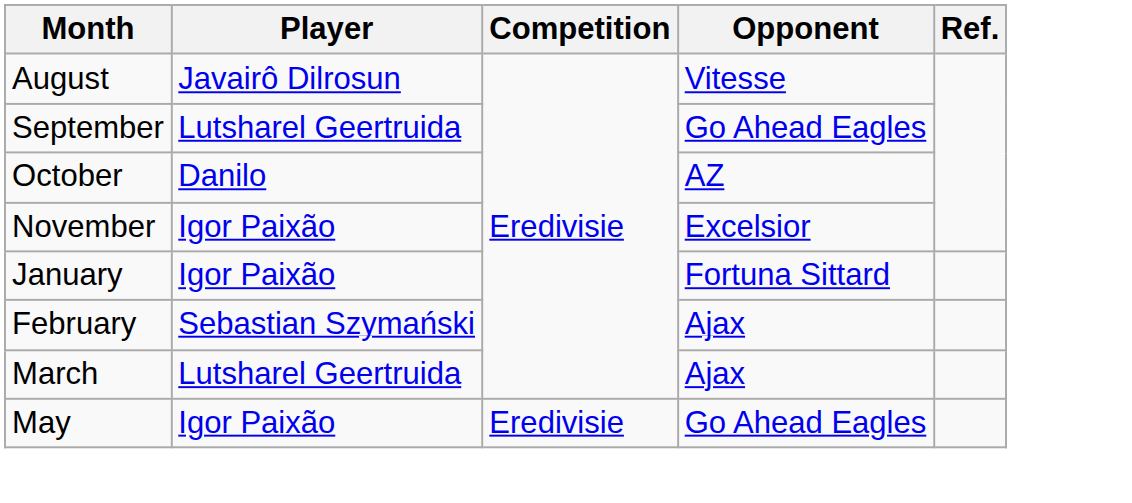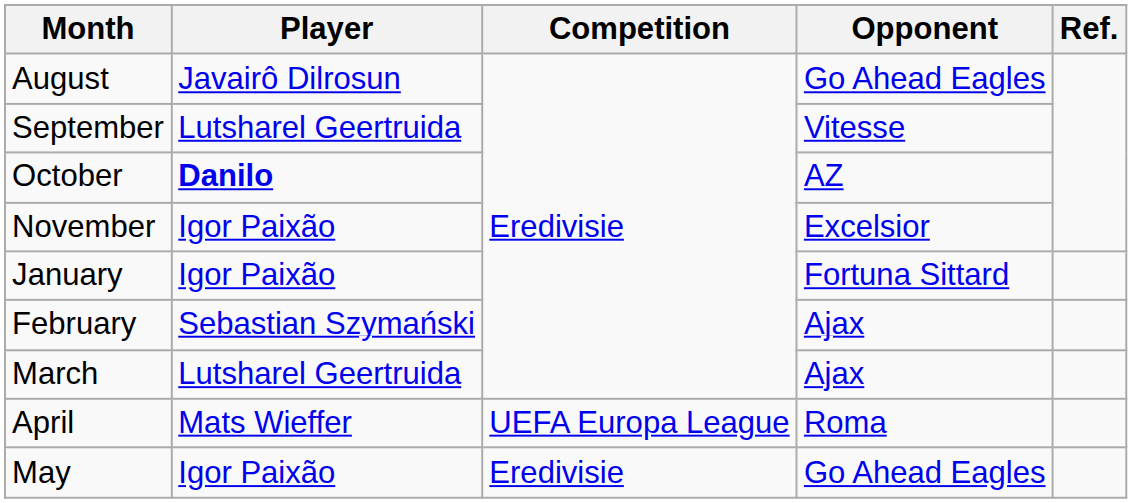(735, 78) Vitesse -> (925, 78) Go Ahead Eagles
(806, 127) Go Ahead Eagles -> (855, 127) Vitesse
(222, 176) normal -> (226, 176) bold
+ row: (43, 422)
